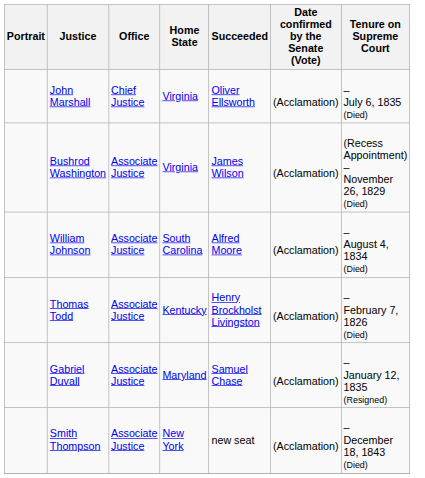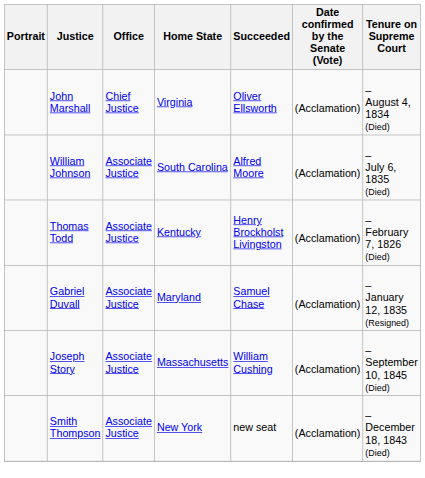(372, 102) – July 6, 1835 (Died) -> (388, 108) – August 4, 1834 (Died)
- row: (78, 167)
(366, 250) – August 4, 1834 (Died) -> (381, 173) – July 6, 1835 (Died)
+ row: (67, 363)
